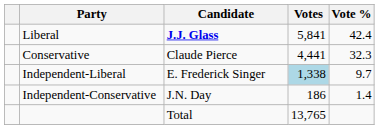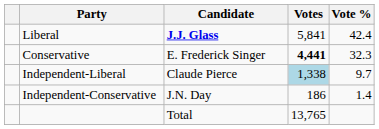(202, 54) Claude Pierce -> (216, 54) E. Frederick Singer
(312, 54) normal -> (312, 54) bold
(216, 74) E. Frederick Singer -> (202, 74) Claude Pierce
